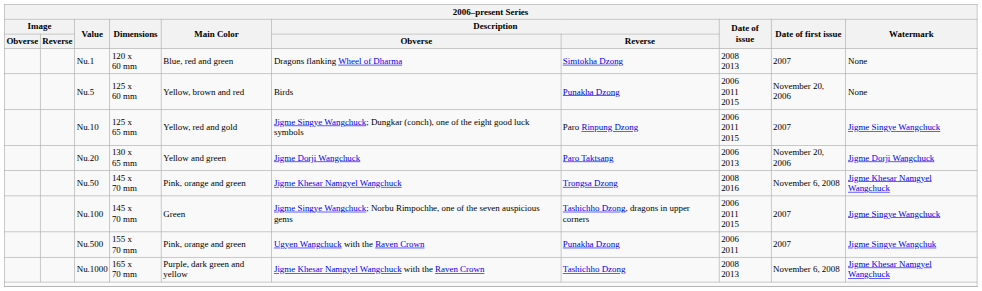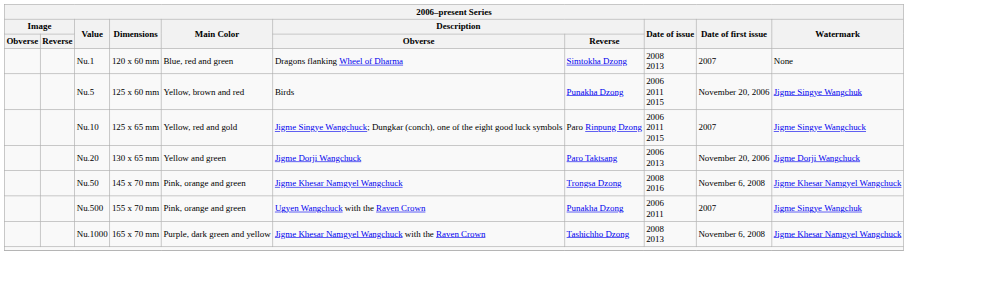(858, 92) None -> (818, 92) Jigme Singye Wangchuk
- row: (90, 214)
